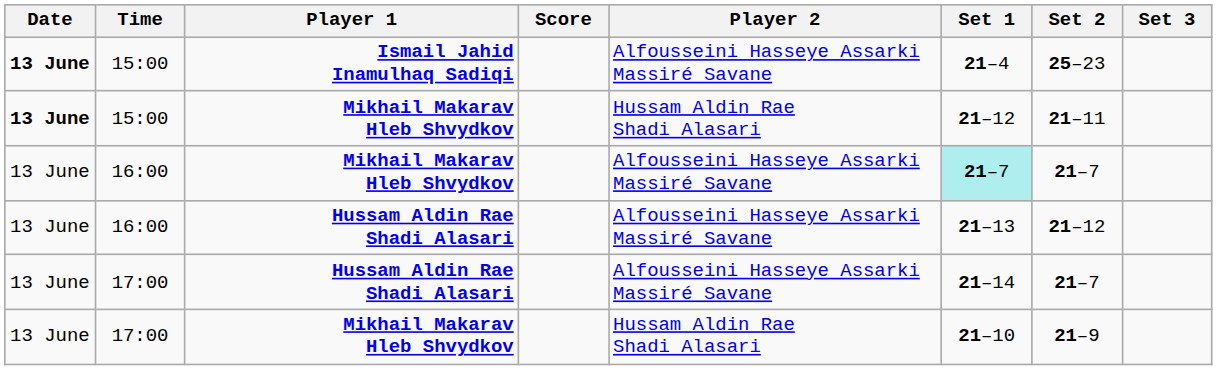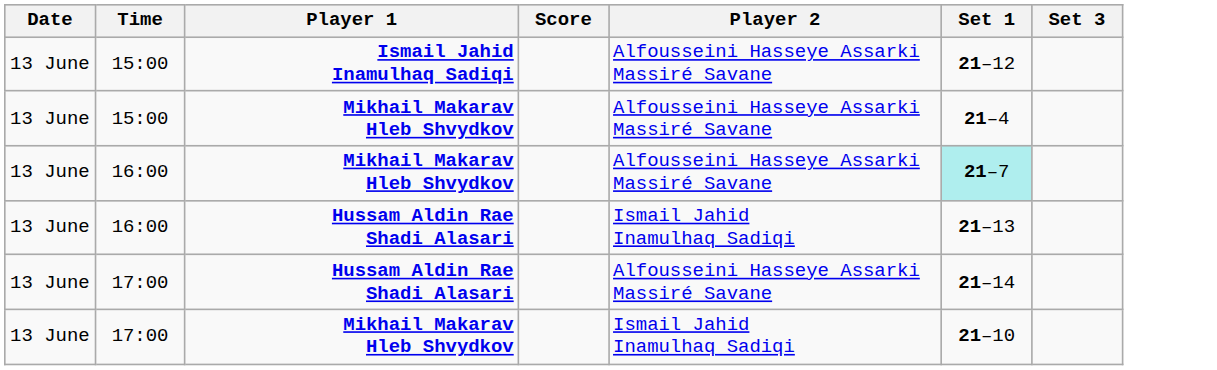- column: (1077, 20)
(50, 64) bold -> (50, 64) normal
(987, 64) 21–4 -> (987, 64) 21–12
(50, 118) bold -> (50, 118) normal
(704, 118) Hussam Aldin Rae Shadi Alasari -> (766, 118) Alfousseini Hasseye Assarki Massiré Savane
(987, 118) 21–12 -> (987, 118) 21–4
(766, 227) Alfousseini Hasseye Assarki Massiré Savane -> (704, 227) Ismail Jahid Inamulhaq Sadiqi
(704, 336) Hussam Aldin Rae Shadi Alasari -> (704, 336) Ismail Jahid Inamulhaq Sadiqi
